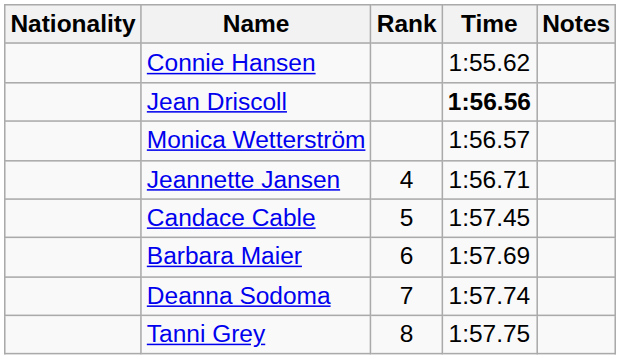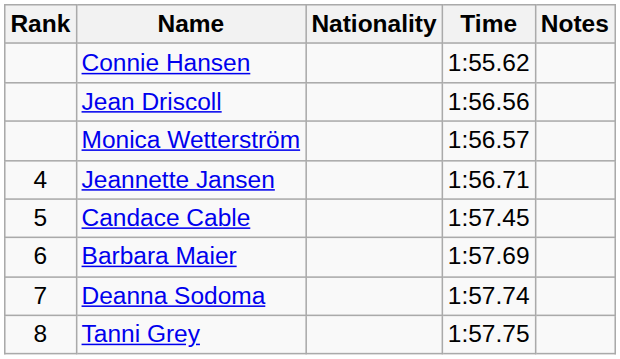columns swapped: (407, 23) <-> (73, 23)
(489, 101) bold -> (489, 101) normal
